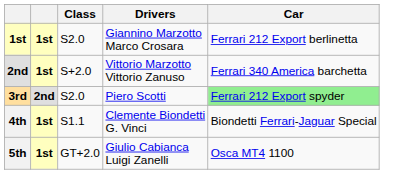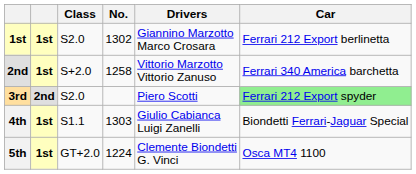+ column: (119, 14)
(155, 122) Clemente Biondetti G. Vinci -> (179, 122) Giulio Cabianca Luigi Zanelli
(147, 153) Giulio Cabianca Luigi Zanelli -> (187, 153) Clemente Biondetti G. Vinci
